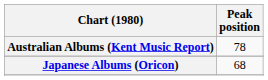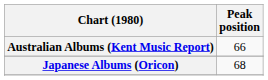(240, 46) 78 -> (240, 46) 66
